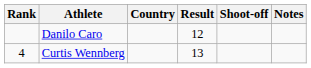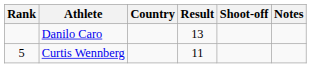(197, 33) 12 -> (197, 33) 13
(22, 53) 4 -> (22, 53) 5
(197, 53) 13 -> (197, 53) 11
